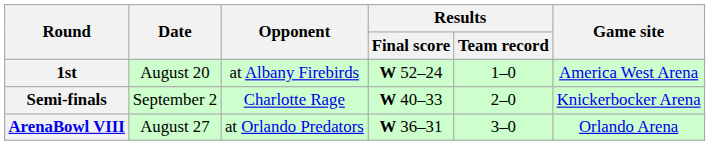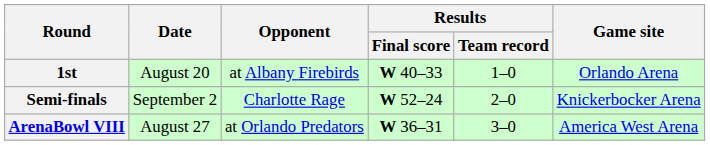(411, 72) W 52–24 -> (411, 72) W 40–33
(629, 72) America West Arena -> (629, 72) Orlando Arena
(411, 99) W 40–33 -> (411, 99) W 52–24
(629, 126) Orlando Arena -> (629, 126) America West Arena
